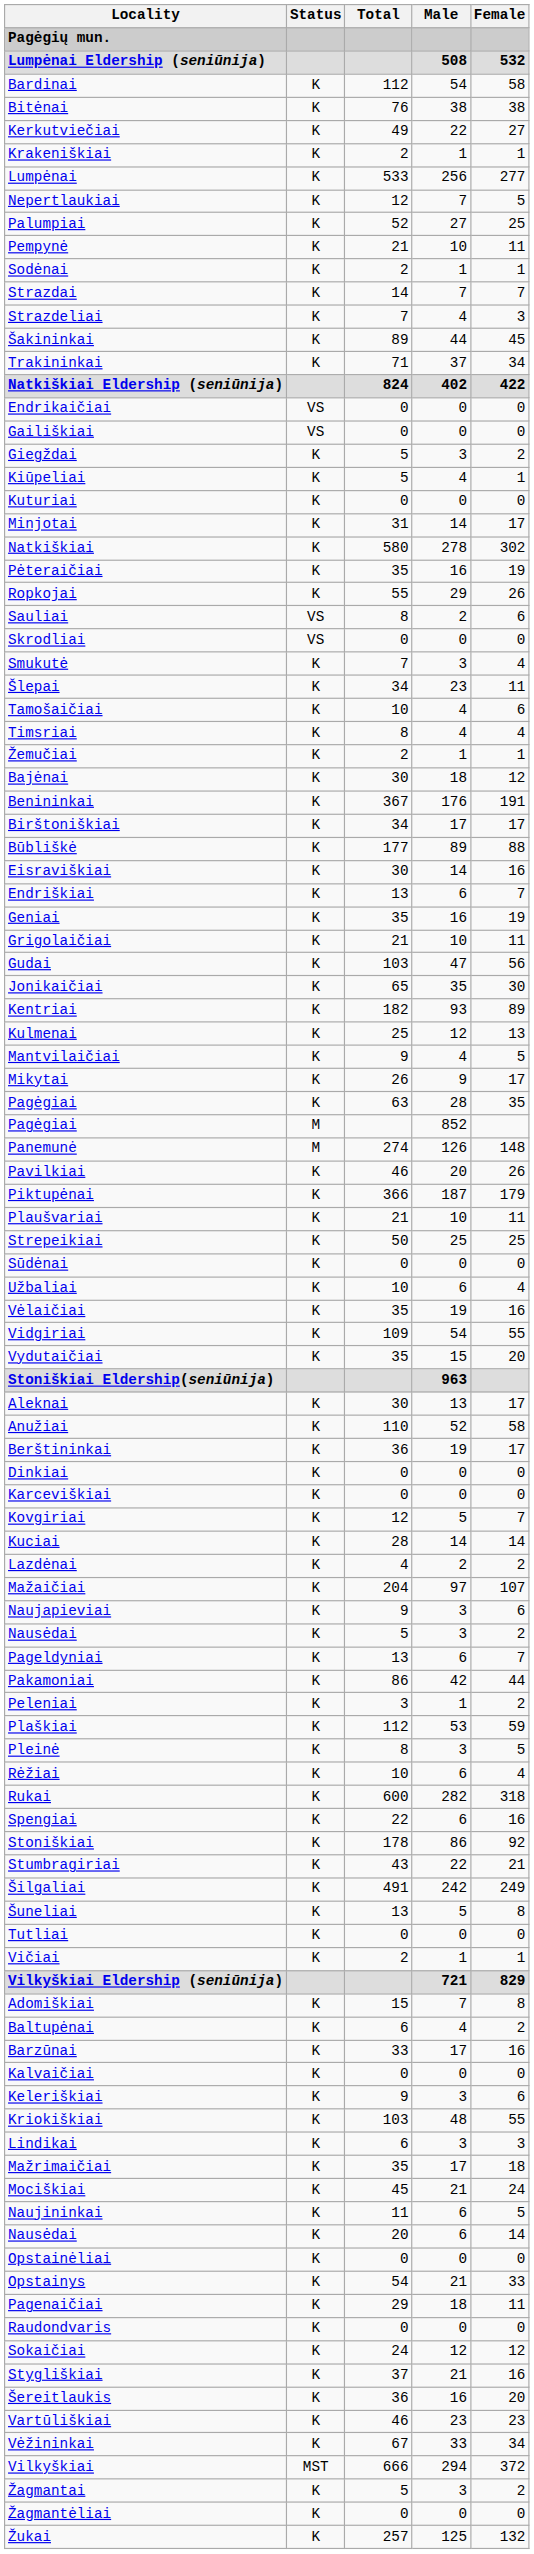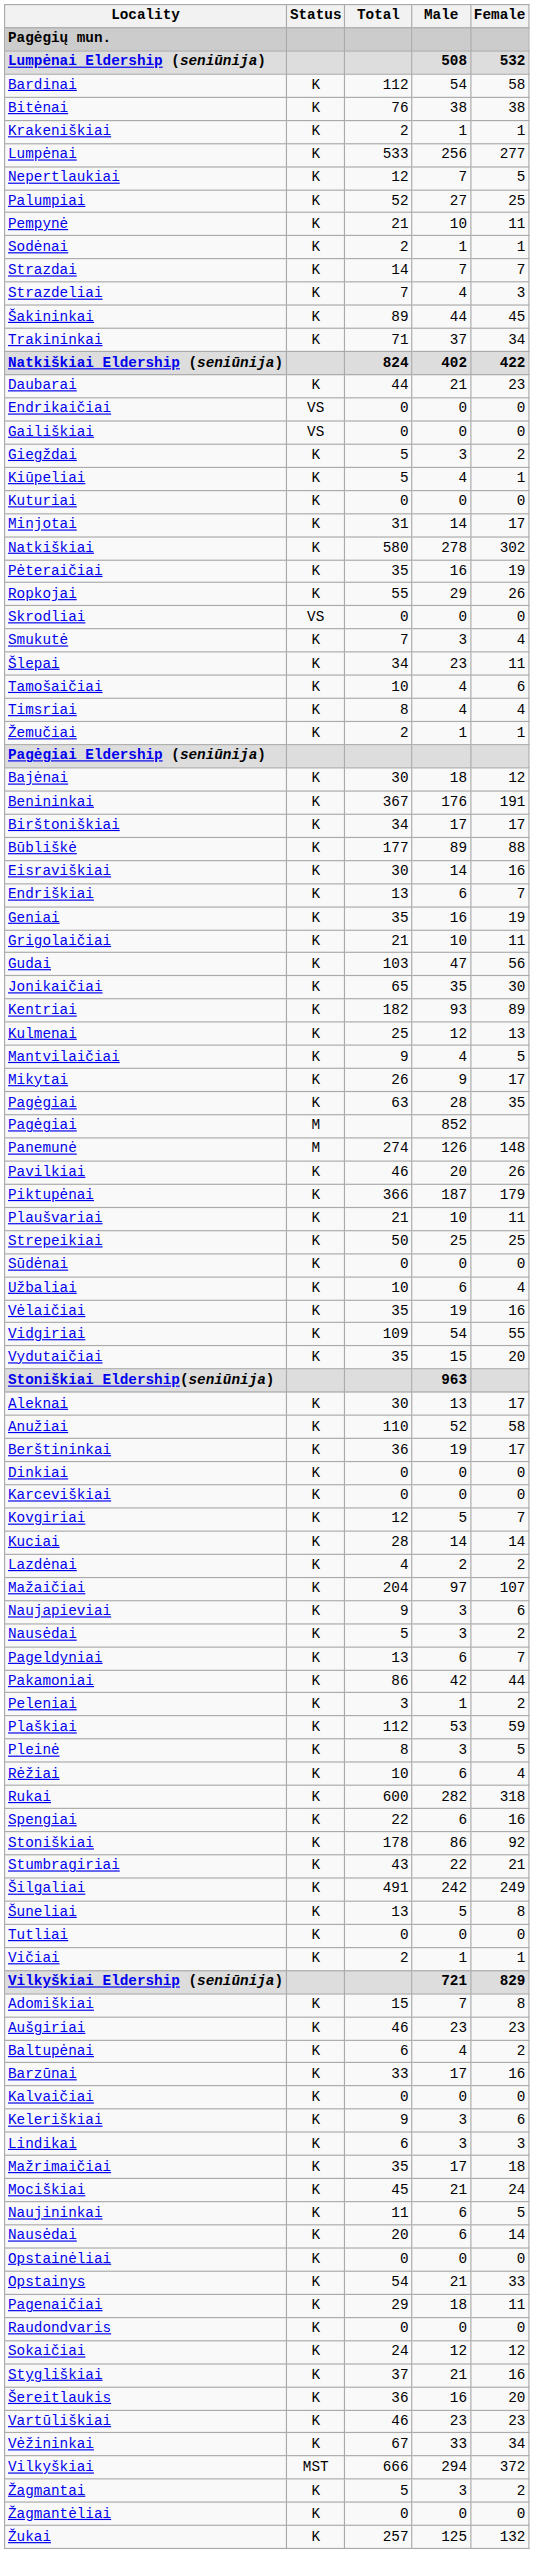- row: (64, 132)
+ row: (42, 387)
- row: (38, 618)
+ row: (137, 757)
+ row: (47, 2029)
- row: (55, 2121)
